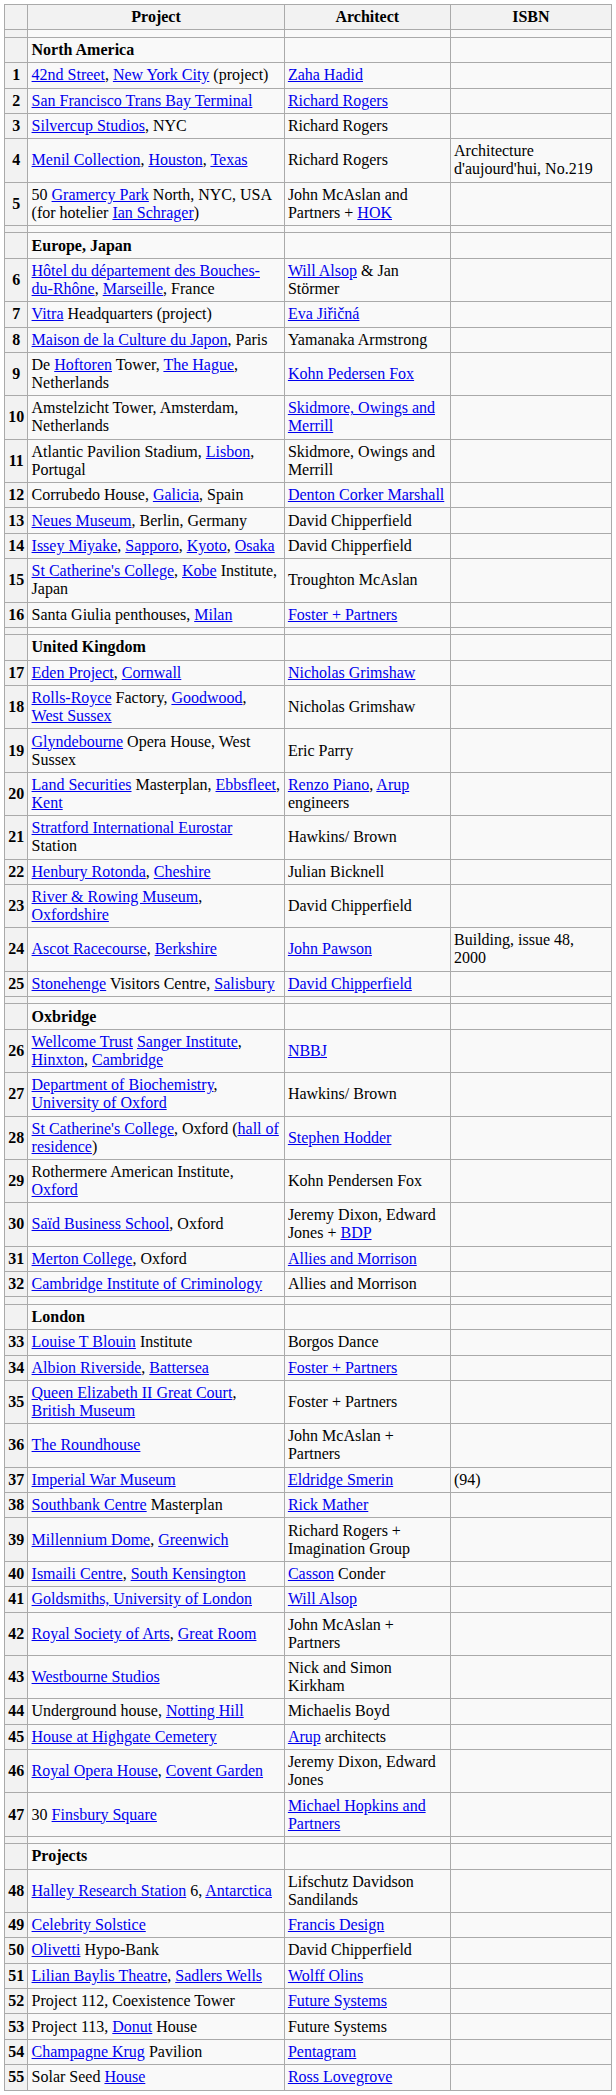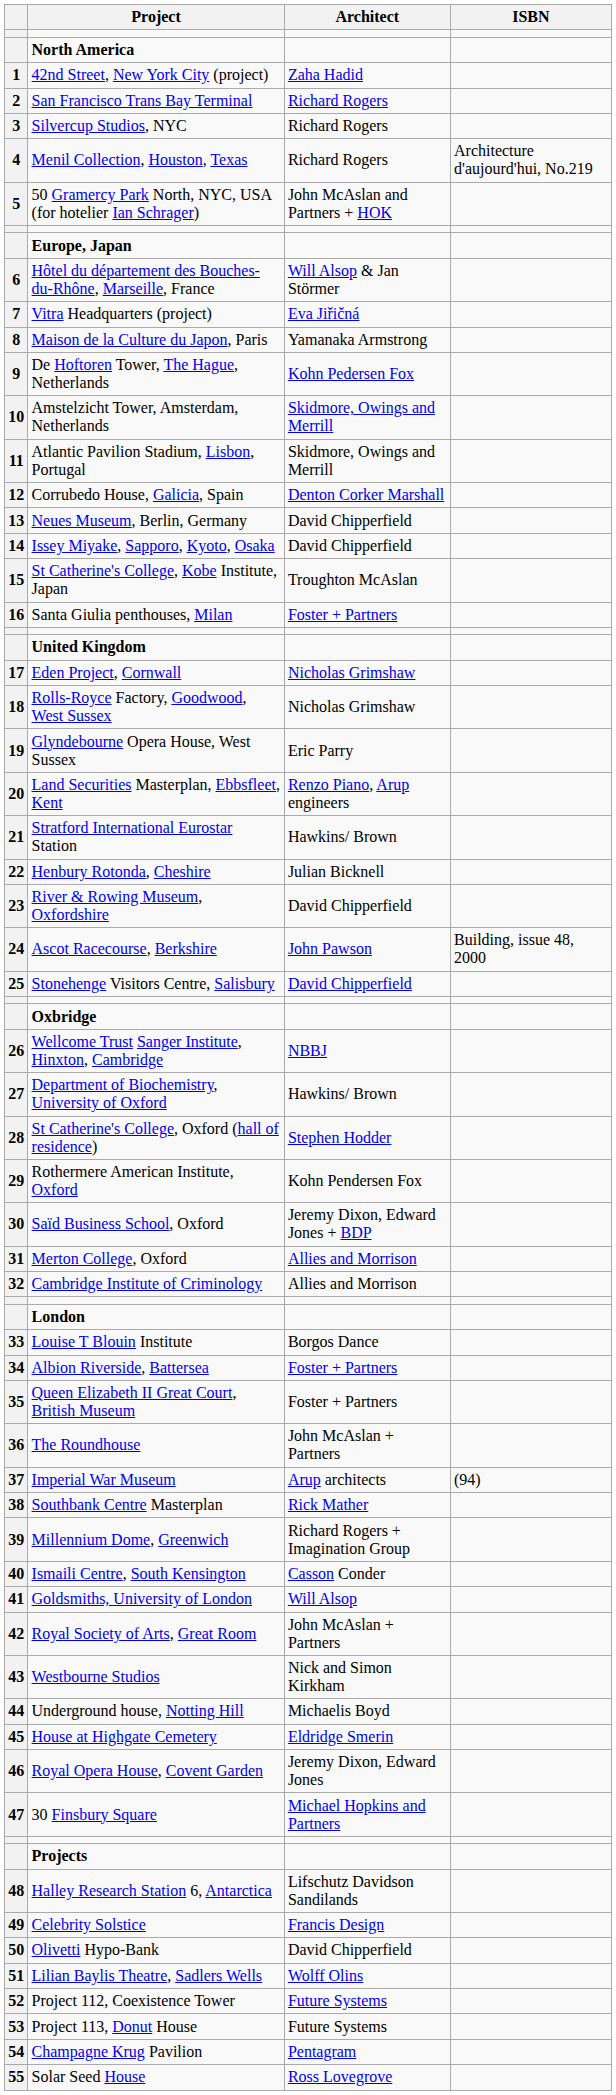(341, 1479) Eldridge Smerin -> (337, 1479) Arup architects
(337, 1736) Arup architects -> (341, 1736) Eldridge Smerin
